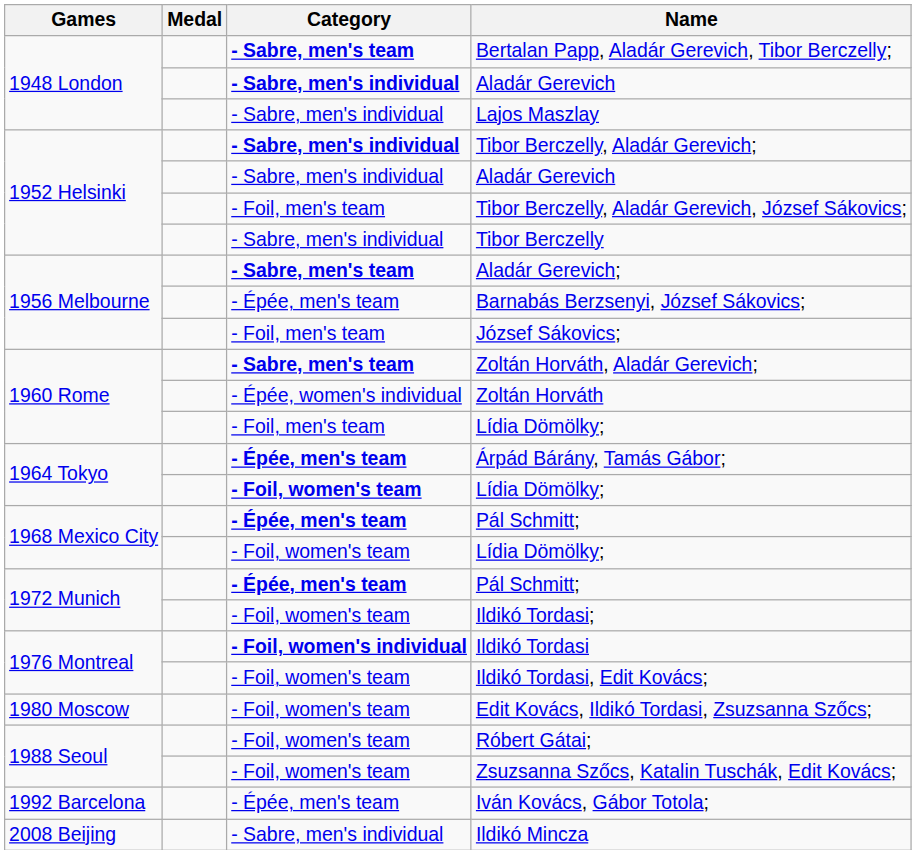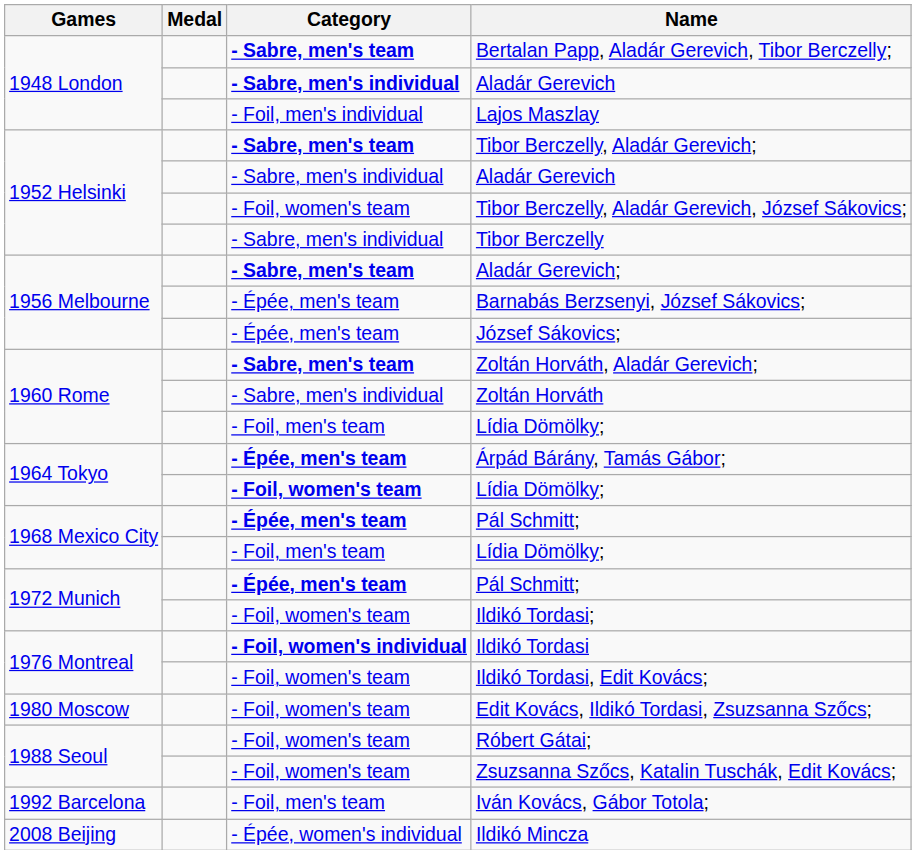(337, 113) - Sabre, men's individual -> (327, 113) - Foil, men's individual
(345, 145) - Sabre, men's individual -> (323, 145) - Sabre, men's team
(308, 207) - Foil, men's team -> (321, 207) - Foil, women's team
(308, 332) - Foil, men's team -> (315, 332) - Épée, men's team
(347, 395) - Épée, women's individual -> (337, 395) - Sabre, men's individual
(321, 552) - Foil, women's team -> (308, 552) - Foil, men's team
(315, 802) - Épée, men's team -> (308, 802) - Foil, men's team
(337, 833) - Sabre, men's individual -> (347, 833) - Épée, women's individual
